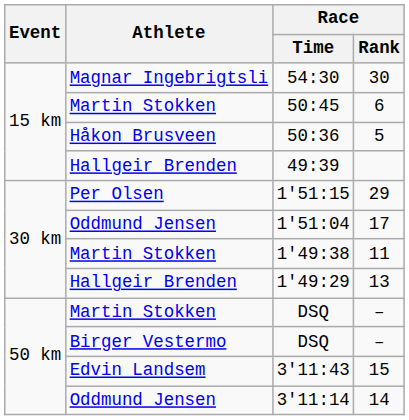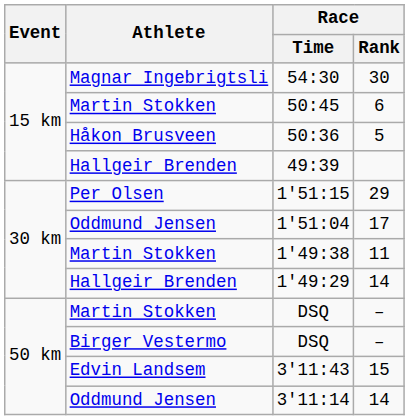(379, 283) 13 -> (379, 283) 14
